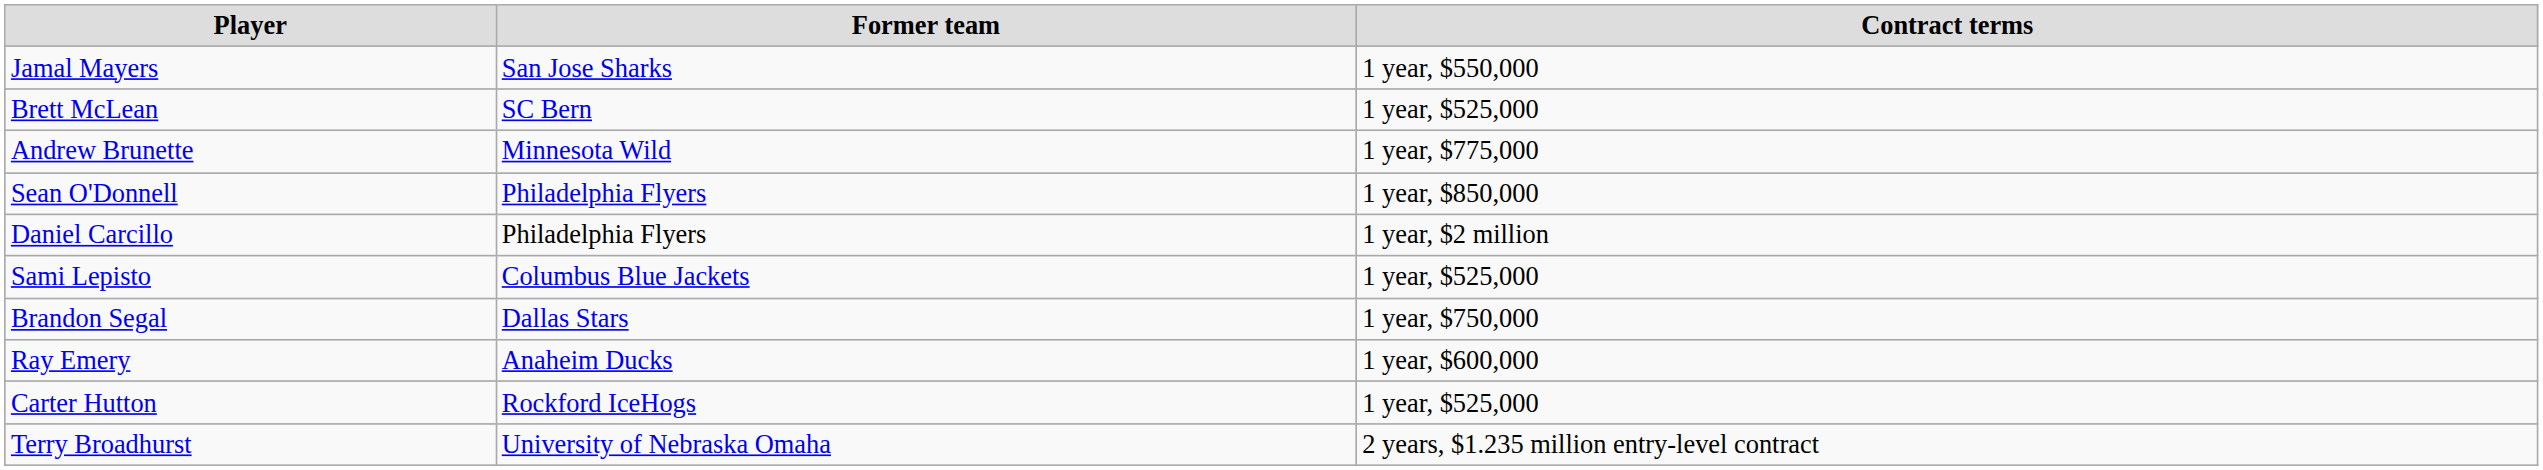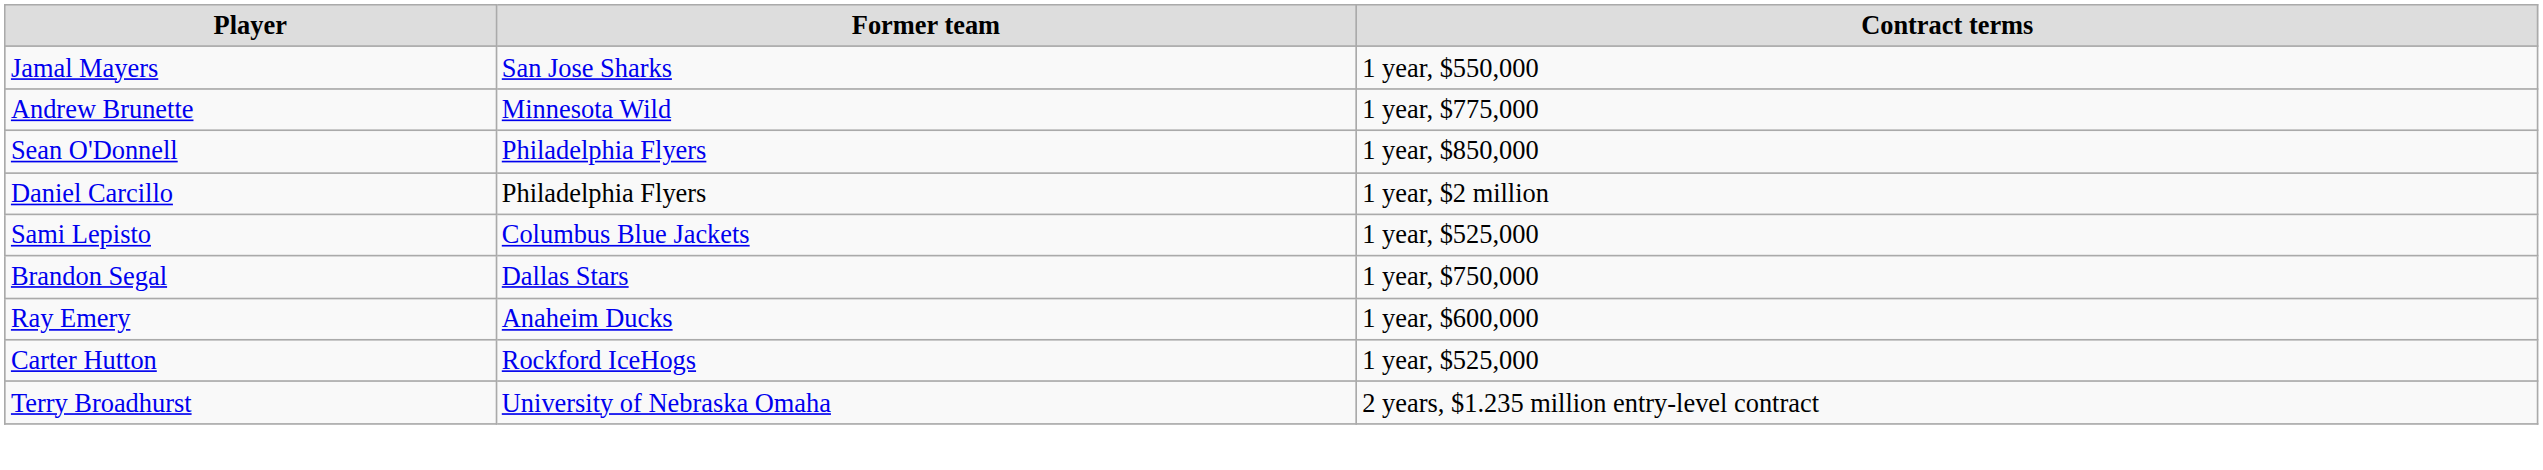- row: (85, 109)
